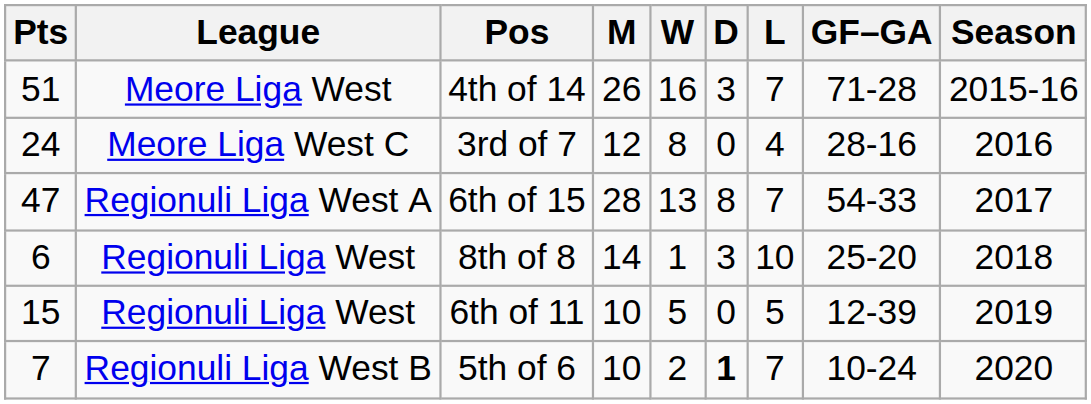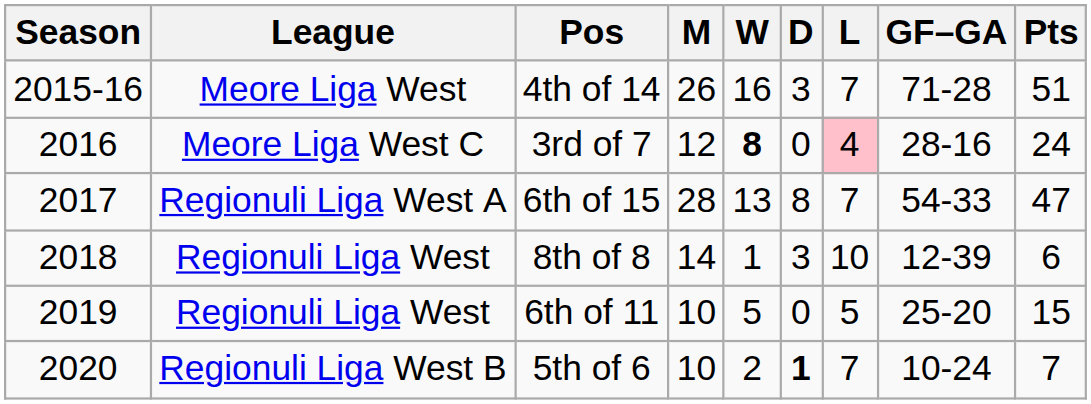columns swapped: (1014, 32) <-> (41, 32)
(677, 144) normal -> (752, 144) bold
(775, 144) no background -> (850, 144) pink background
(872, 256) 25-20 -> (946, 256) 12-39
(872, 312) 12-39 -> (946, 312) 25-20
